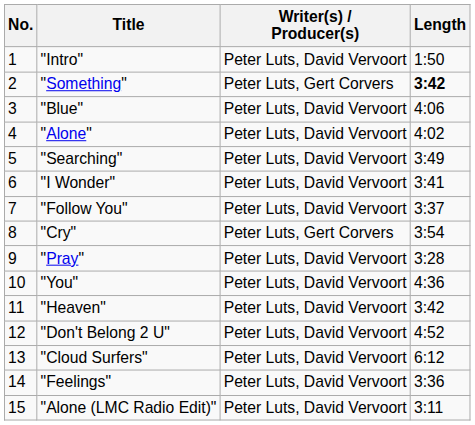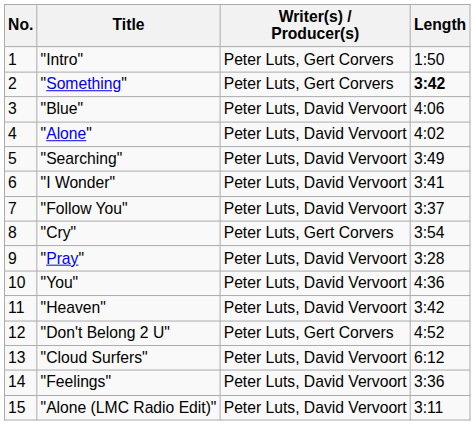(315, 59) Peter Luts, David Vervoort -> (309, 59) Peter Luts, Gert Corvers
(315, 332) Peter Luts, David Vervoort -> (309, 332) Peter Luts, Gert Corvers
